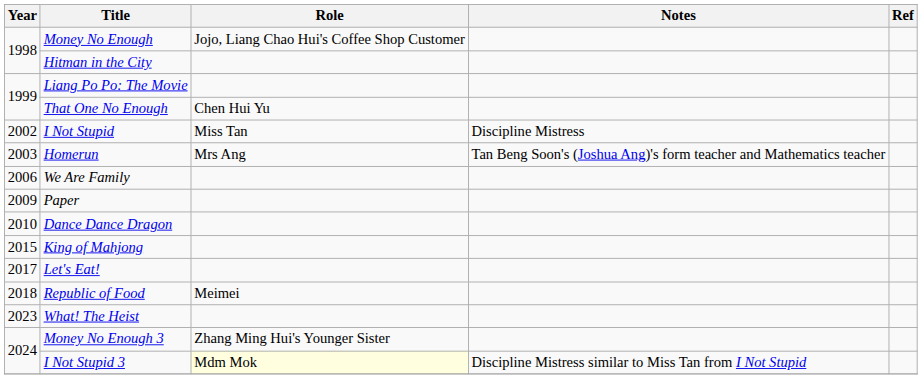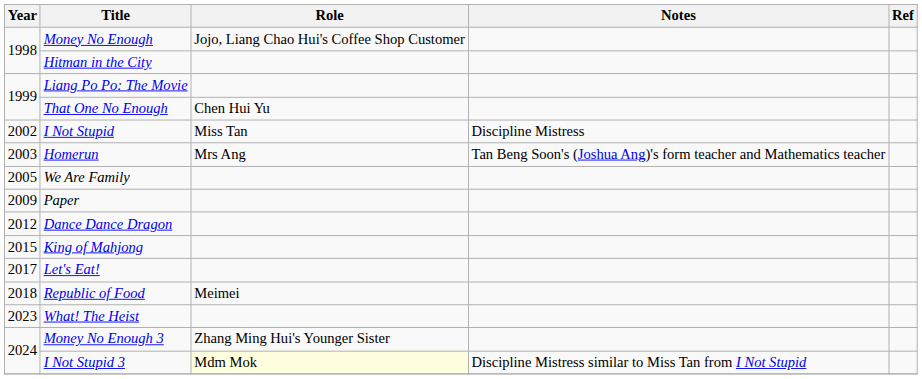(22, 177) 2006 -> (22, 177) 2005
(22, 223) 2010 -> (22, 223) 2012
